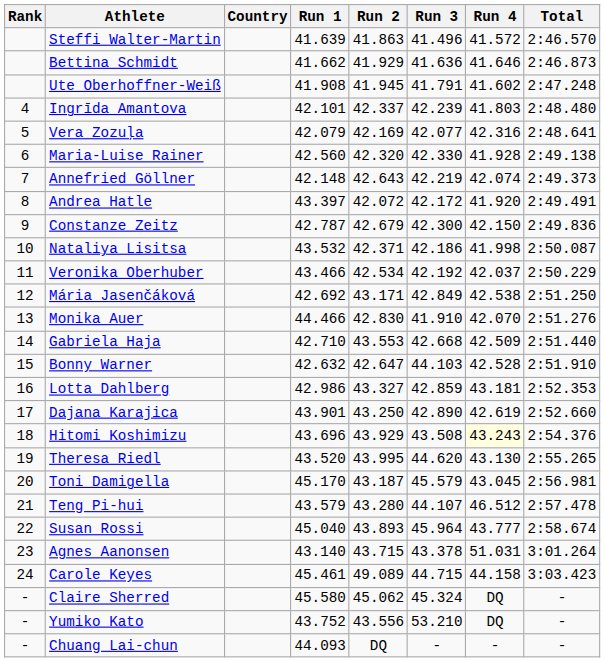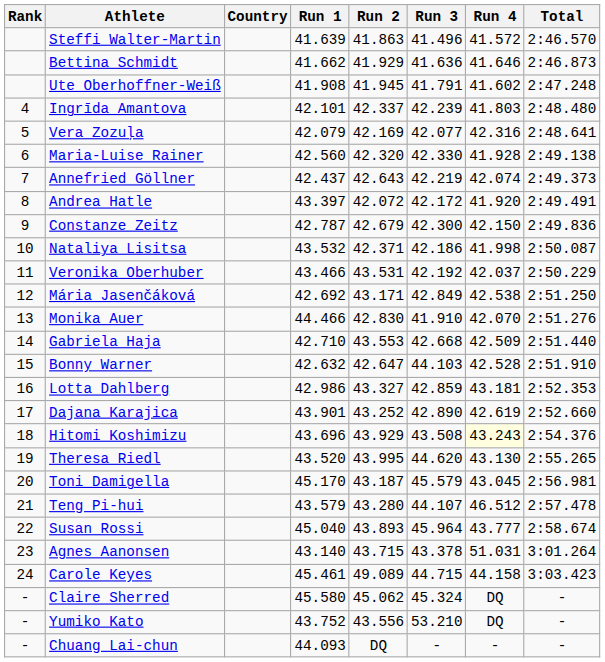(320, 179) 42.148 -> (320, 179) 42.437
(378, 273) 42.534 -> (378, 273) 43.531
(378, 412) 43.250 -> (378, 412) 43.252
